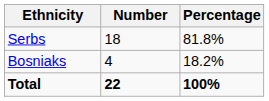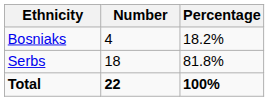rows swapped: (27, 38) <-> (37, 61)
